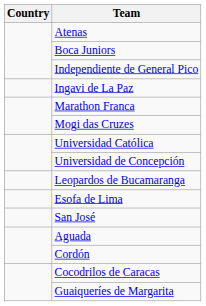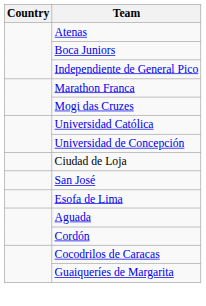- row: (94, 87)
- row: (120, 180)
+ row: (91, 161)
rows swapped: (75, 217) <-> (89, 198)
